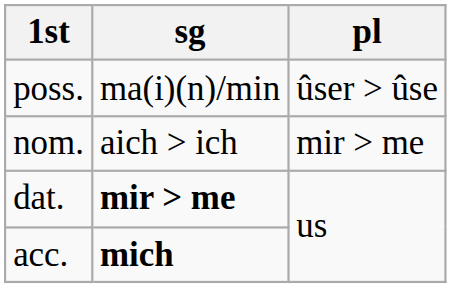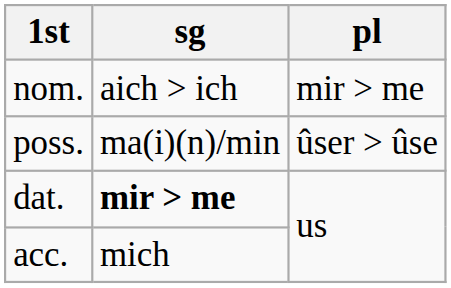rows swapped: (49, 142) <-> (49, 87)
(137, 253) bold -> (135, 253) normal
